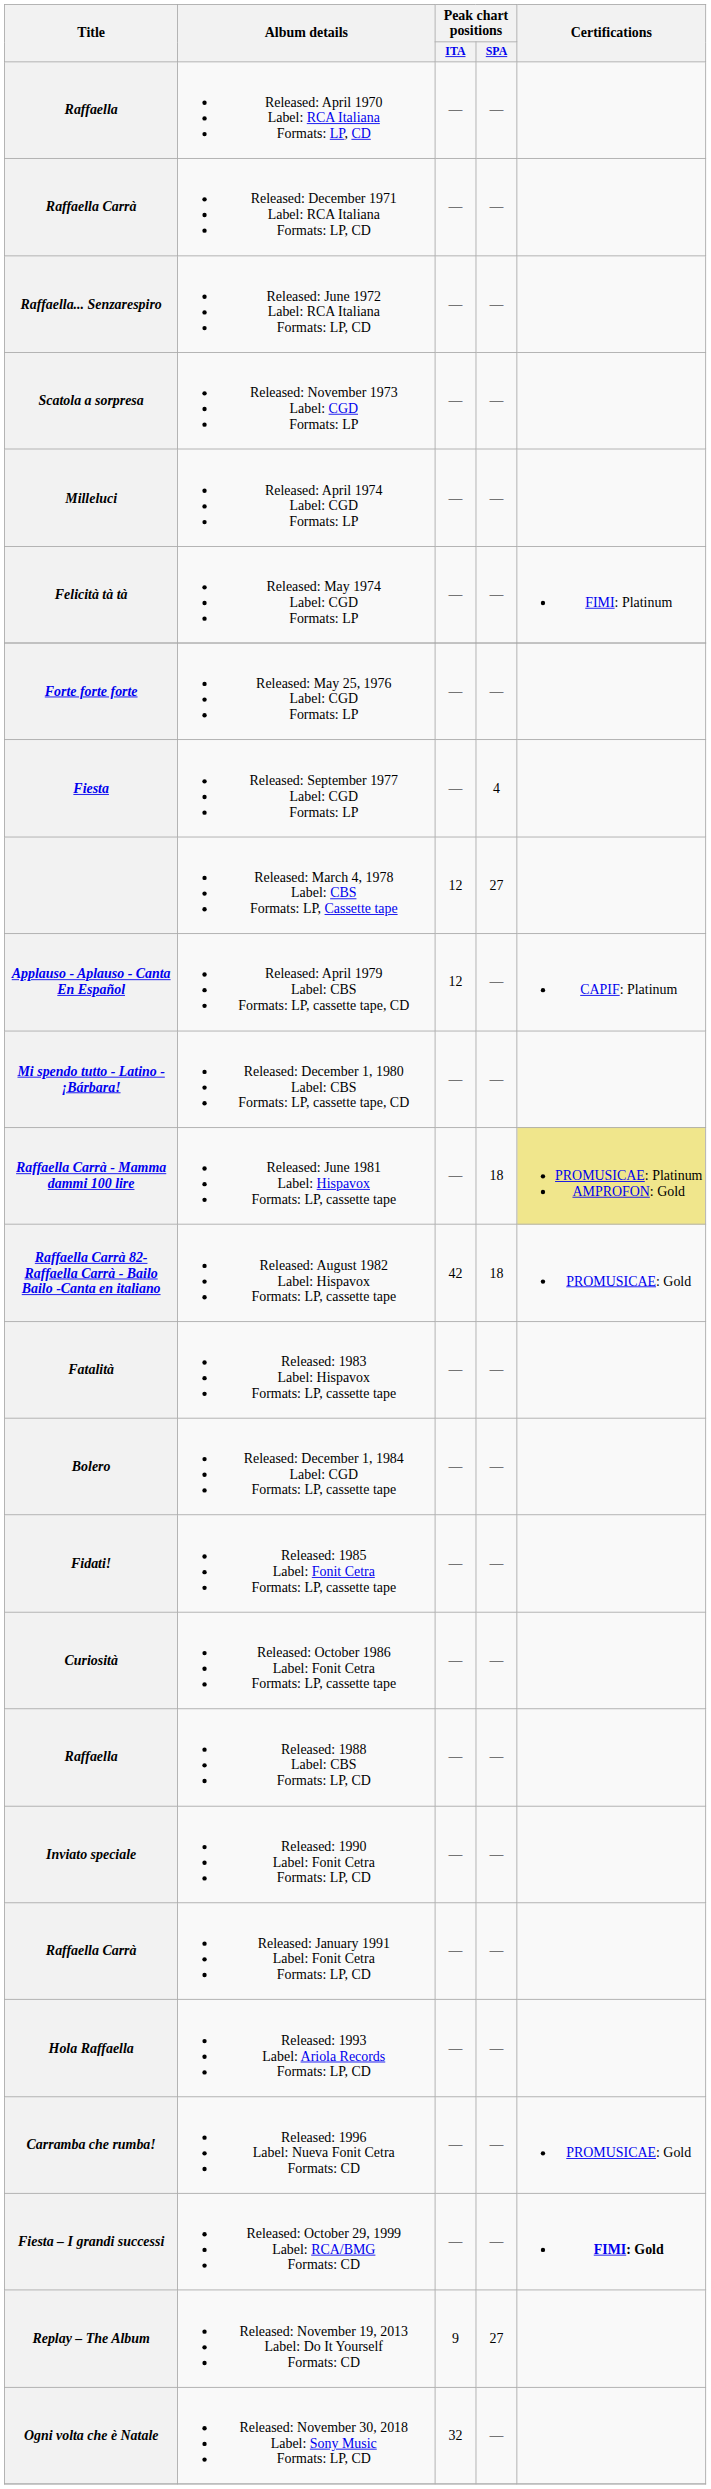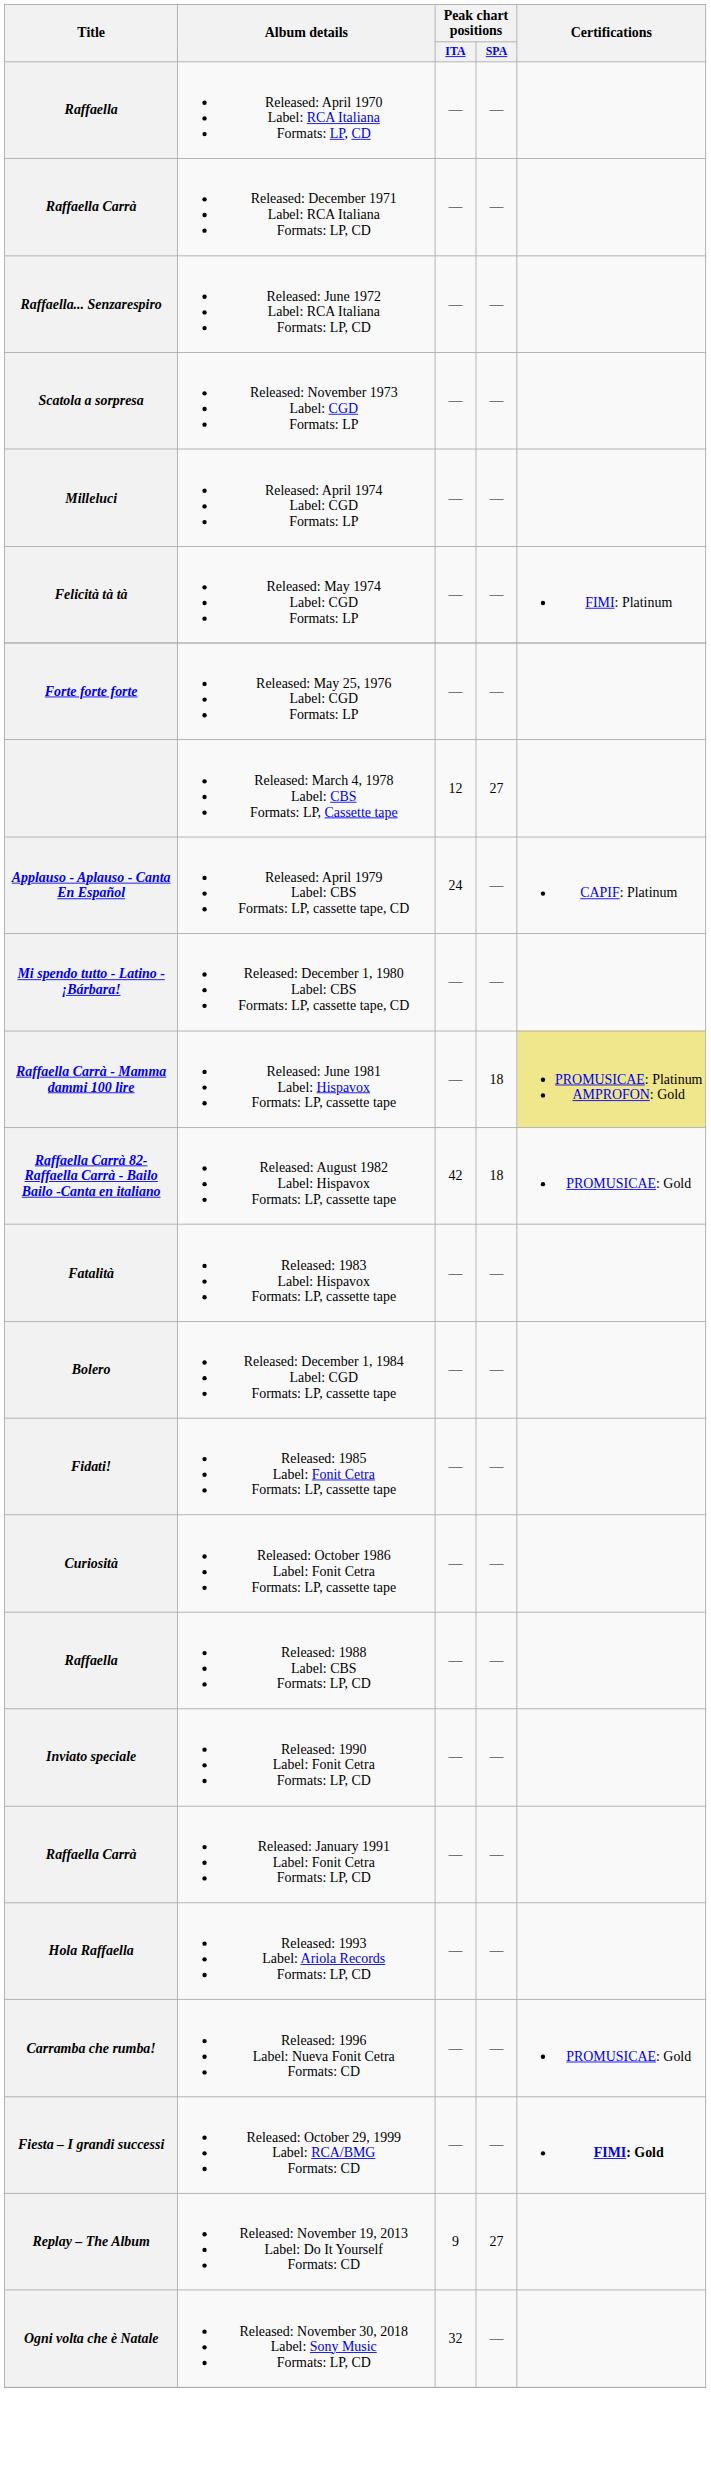- row: (91, 788)
(455, 982) 12 -> (455, 885) 24
